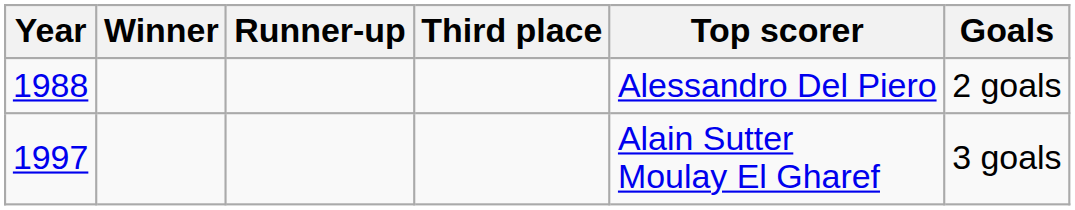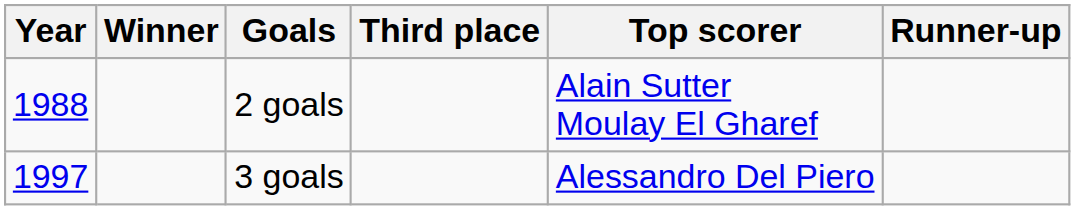columns swapped: (320, 31) <-> (1007, 31)
(777, 85) Alessandro Del Piero -> (687, 104) Alain Sutter Moulay El Gharef
(749, 158) Alain Sutter Moulay El Gharef -> (715, 177) Alessandro Del Piero
